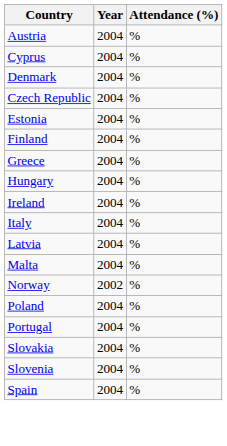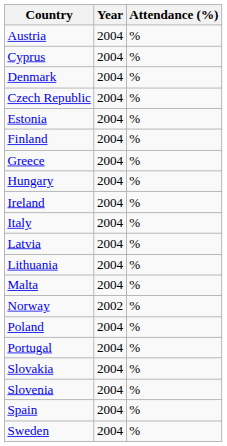+ row: (33, 264)
+ row: (28, 431)
